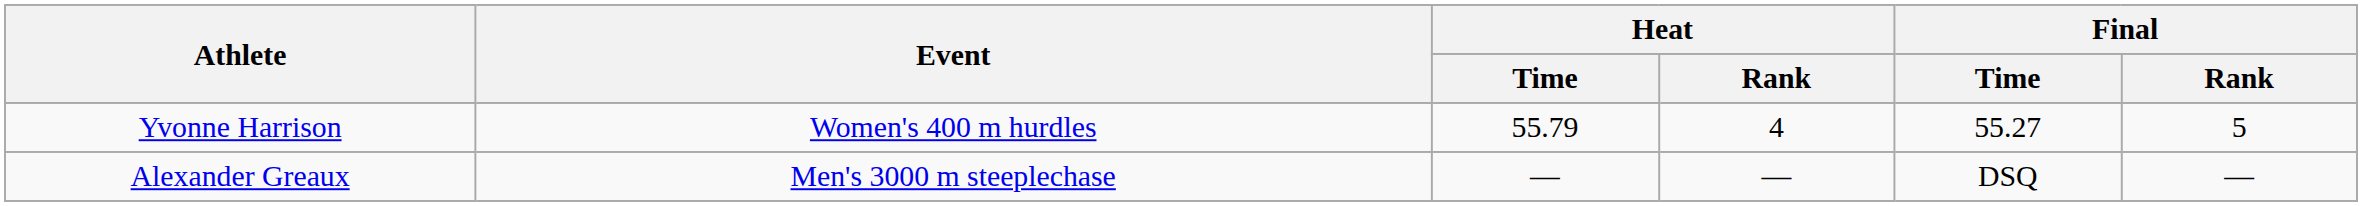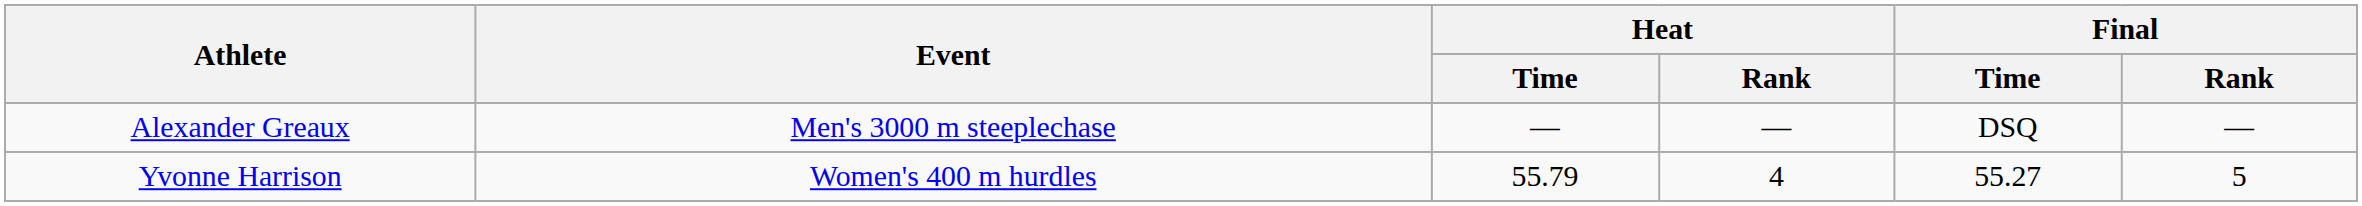rows swapped: (240, 127) <-> (240, 176)
